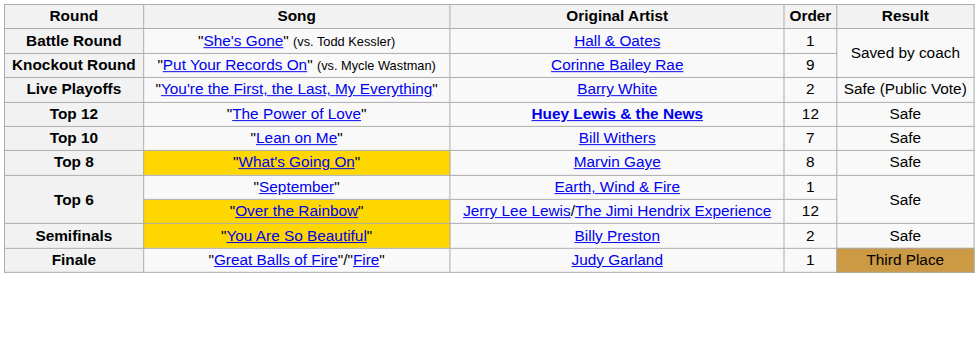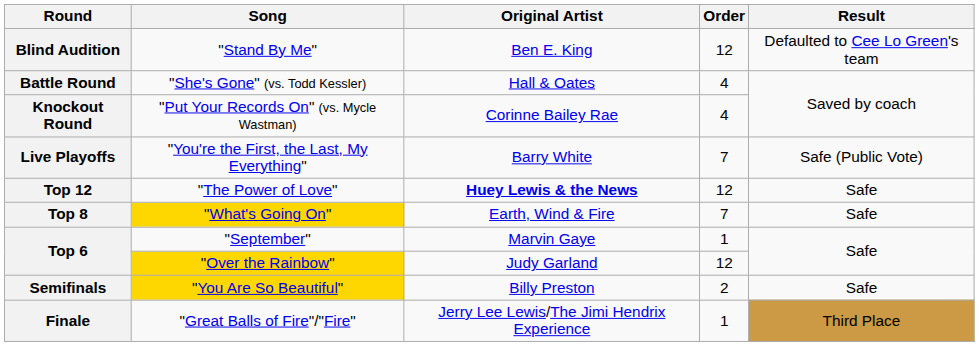+ row: (68, 49)
(810, 41) 1 -> (724, 82) 4
(810, 65) 9 -> (724, 115) 4
(810, 89) 2 -> (724, 157) 7
- row: (74, 138)
(617, 162) Marvin Gaye -> (552, 214) Earth, Wind & Fire
(810, 162) 8 -> (724, 214) 7
(617, 187) Earth, Wind & Fire -> (552, 239) Marvin Gaye
(617, 211) Jerry Lee Lewis/The Jimi Hendrix Experience -> (552, 263) Judy Garland
(617, 260) Judy Garland -> (552, 320) Jerry Lee Lewis/The Jimi Hendrix Experience
